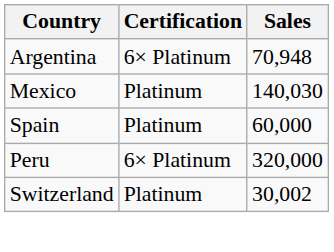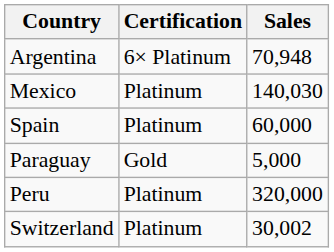+ row: (50, 159)
(177, 159) 6× Platinum -> (163, 194) Platinum
